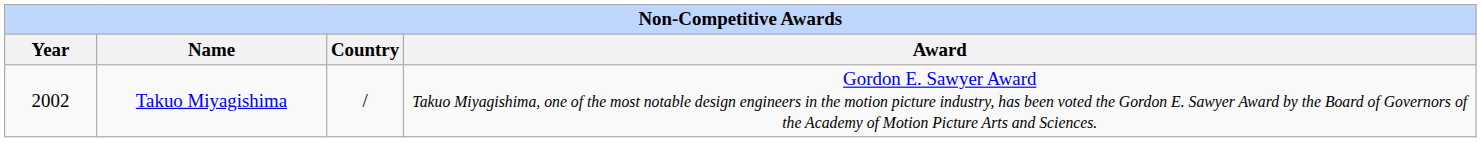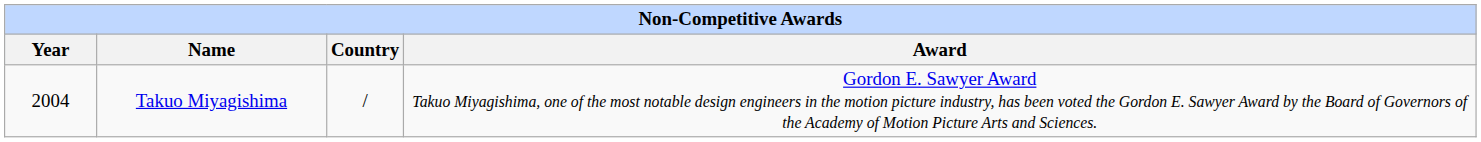(50, 100) 2002 -> (50, 100) 2004
